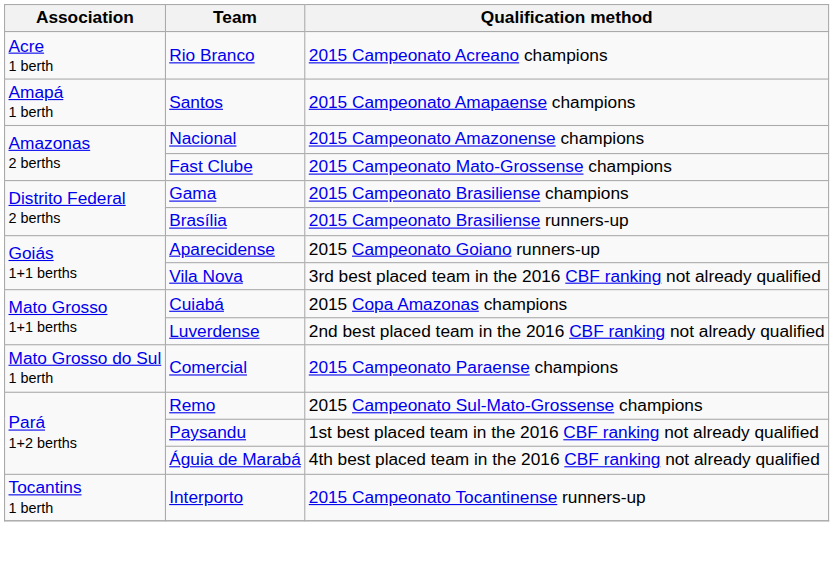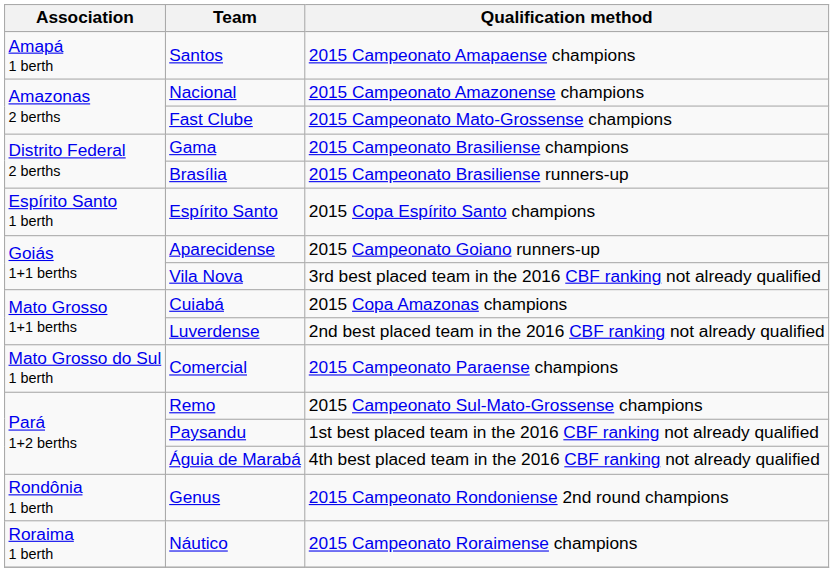- row: (212, 55)
+ row: (223, 211)
+ row: (195, 497)
+ row: (199, 544)
- row: (206, 497)
